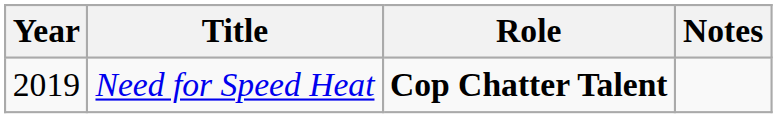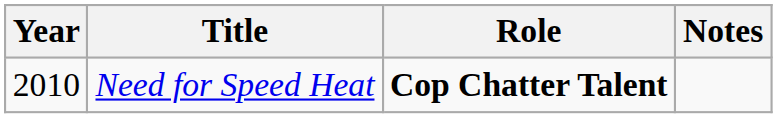(46, 84) 2019 -> (46, 84) 2010
